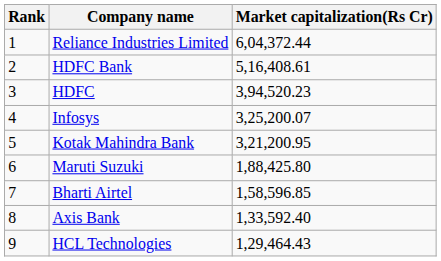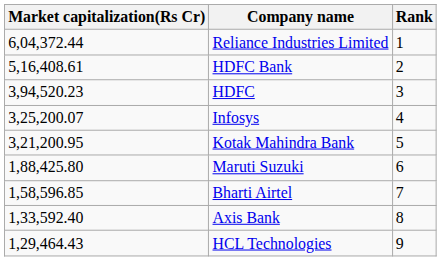columns swapped: (27, 17) <-> (334, 17)
